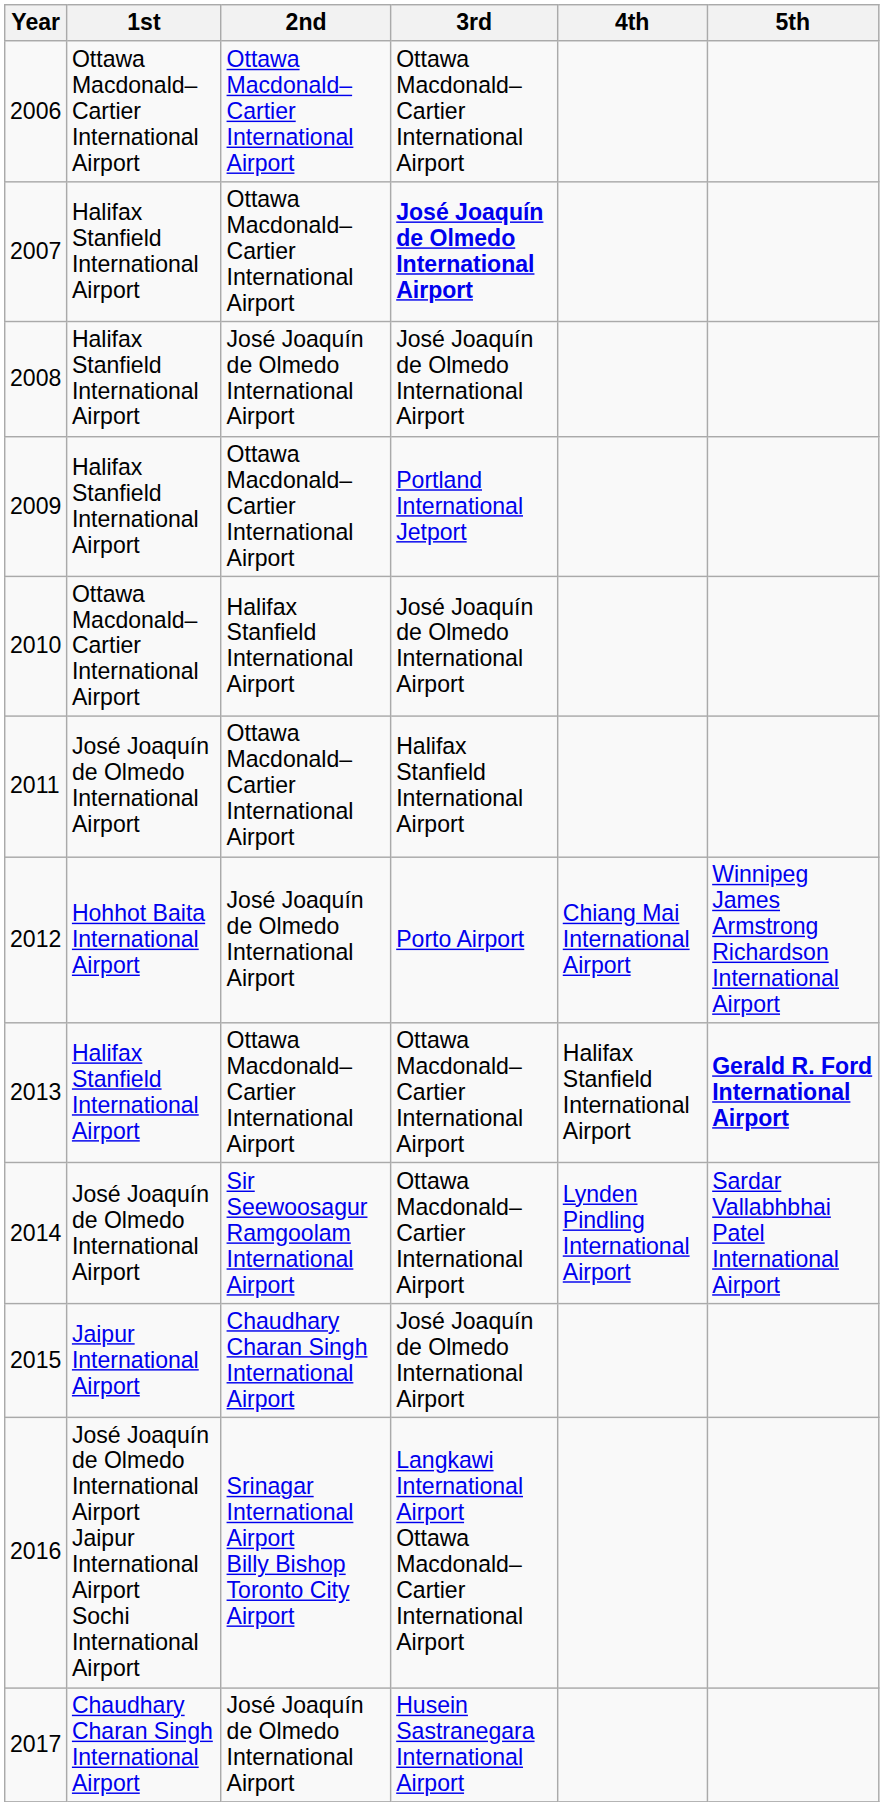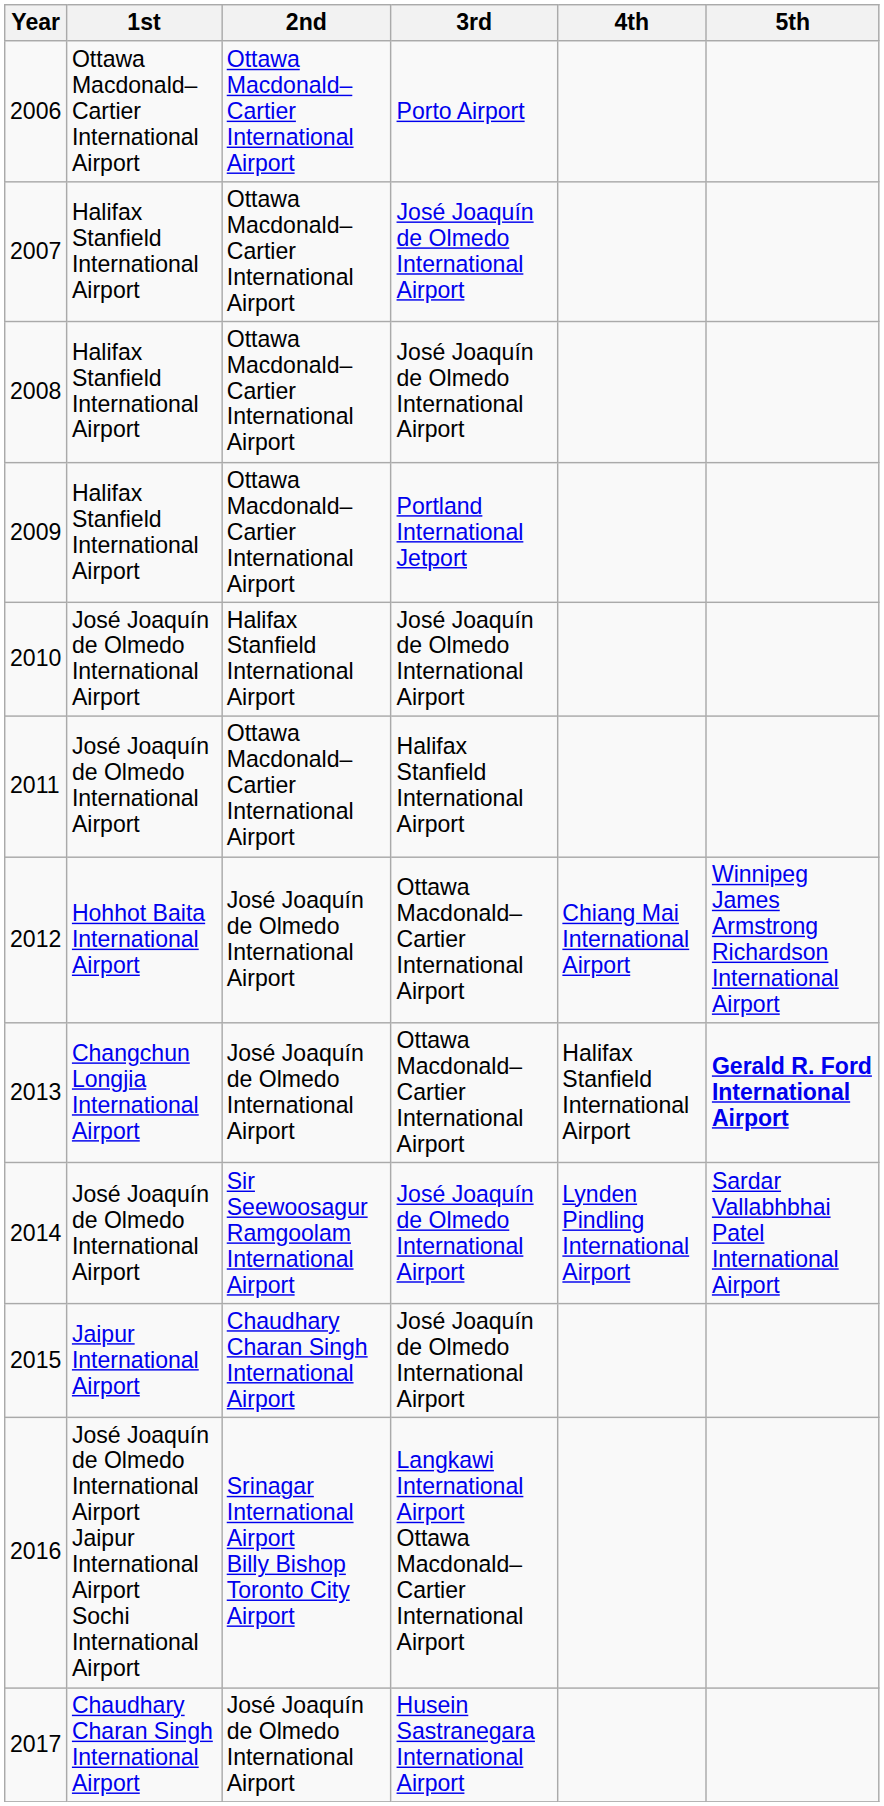(460, 111) Ottawa Macdonald–Cartier International Airport -> (461, 111) Porto Airport
(470, 251) bold -> (465, 251) normal
(295, 378) José Joaquín de Olmedo International Airport -> (290, 391) Ottawa Macdonald–Cartier International Airport
(135, 646) Ottawa Macdonald–Cartier International Airport -> (140, 659) José Joaquín de Olmedo International Airport
(460, 939) Porto Airport -> (460, 939) Ottawa Macdonald–Cartier International Airport
(135, 1092) Halifax Stanfield International Airport -> (135, 1092) Changchun Longjia International Airport
(290, 1092) Ottawa Macdonald–Cartier International Airport -> (295, 1092) José Joaquín de Olmedo International Airport
(460, 1232) Ottawa Macdonald–Cartier International Airport -> (465, 1232) José Joaquín de Olmedo International Airport
